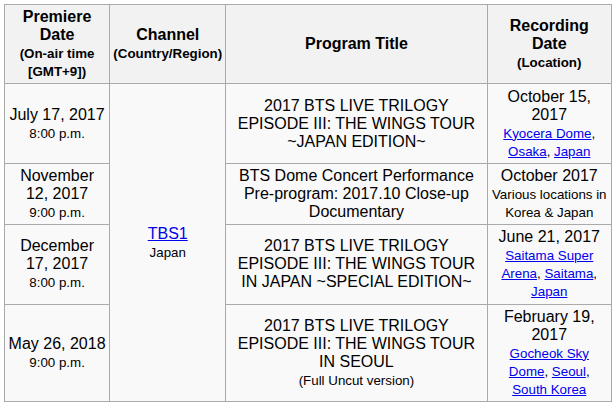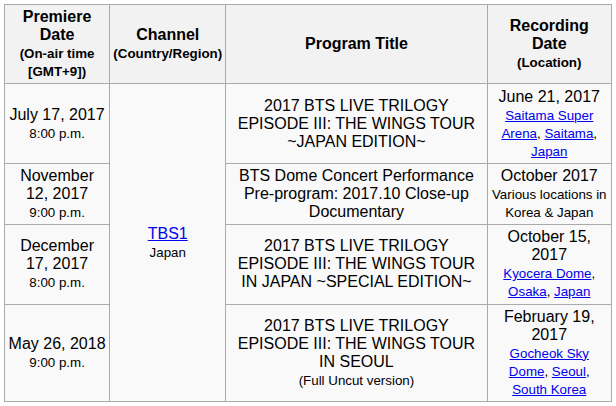(549, 123) October 15, 2017 Kyocera Dome, Osaka, Japan -> (549, 123) June 21, 2017 Saitama Super Arena, Saitama, Japan
(549, 264) June 21, 2017 Saitama Super Arena, Saitama, Japan -> (549, 264) October 15, 2017 Kyocera Dome, Osaka, Japan
